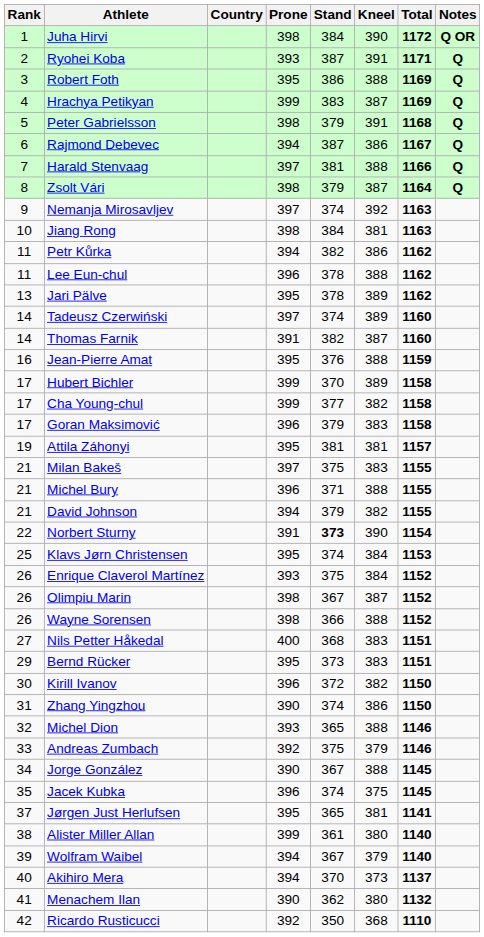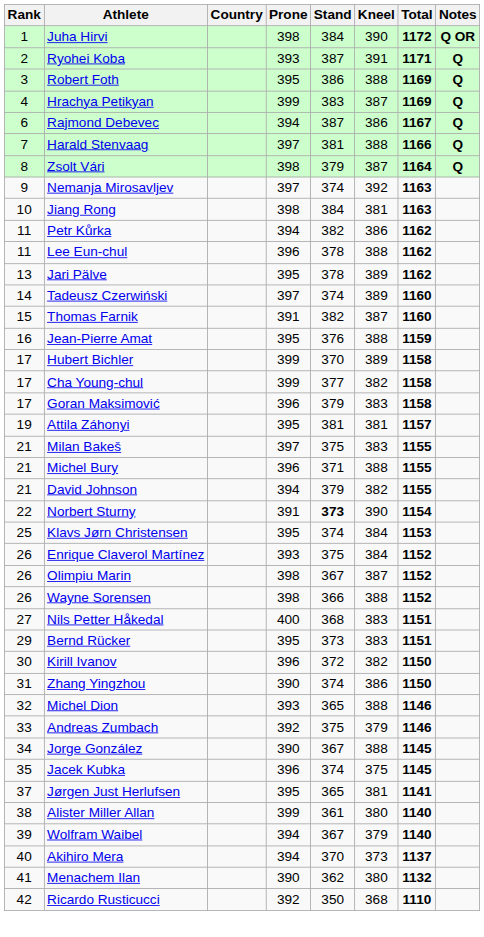- row: (102, 123)
(24, 338) 14 -> (24, 317) 15
